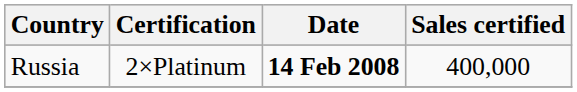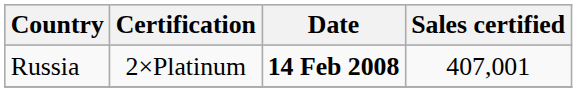(488, 65) 400,000 -> (488, 65) 407,001
